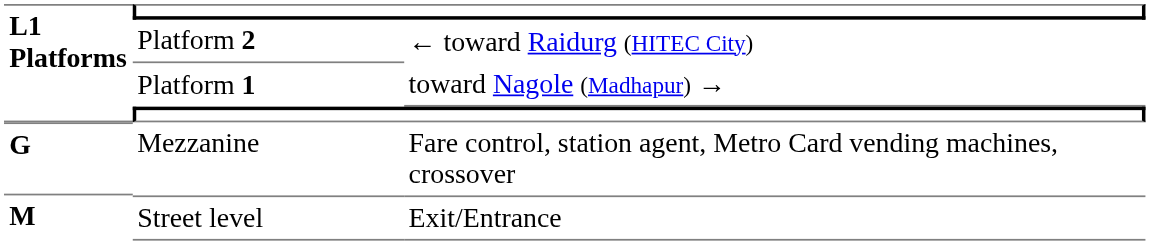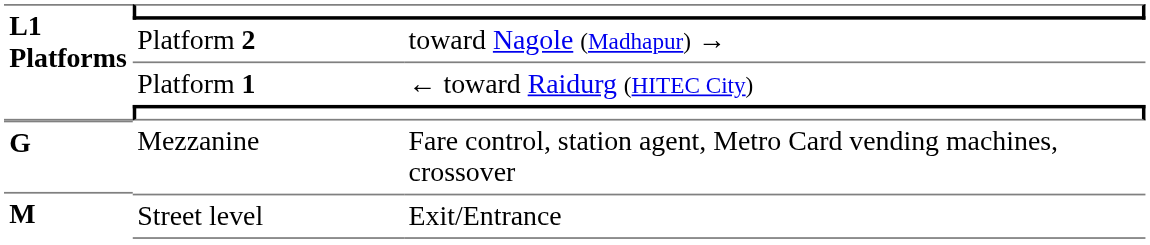(581, 41) ← toward Raidurg (HITEC City) -> (567, 40) toward Nagole (Madhapur) →
(567, 83) toward Nagole (Madhapur) → -> (581, 83) ← toward Raidurg (HITEC City)
